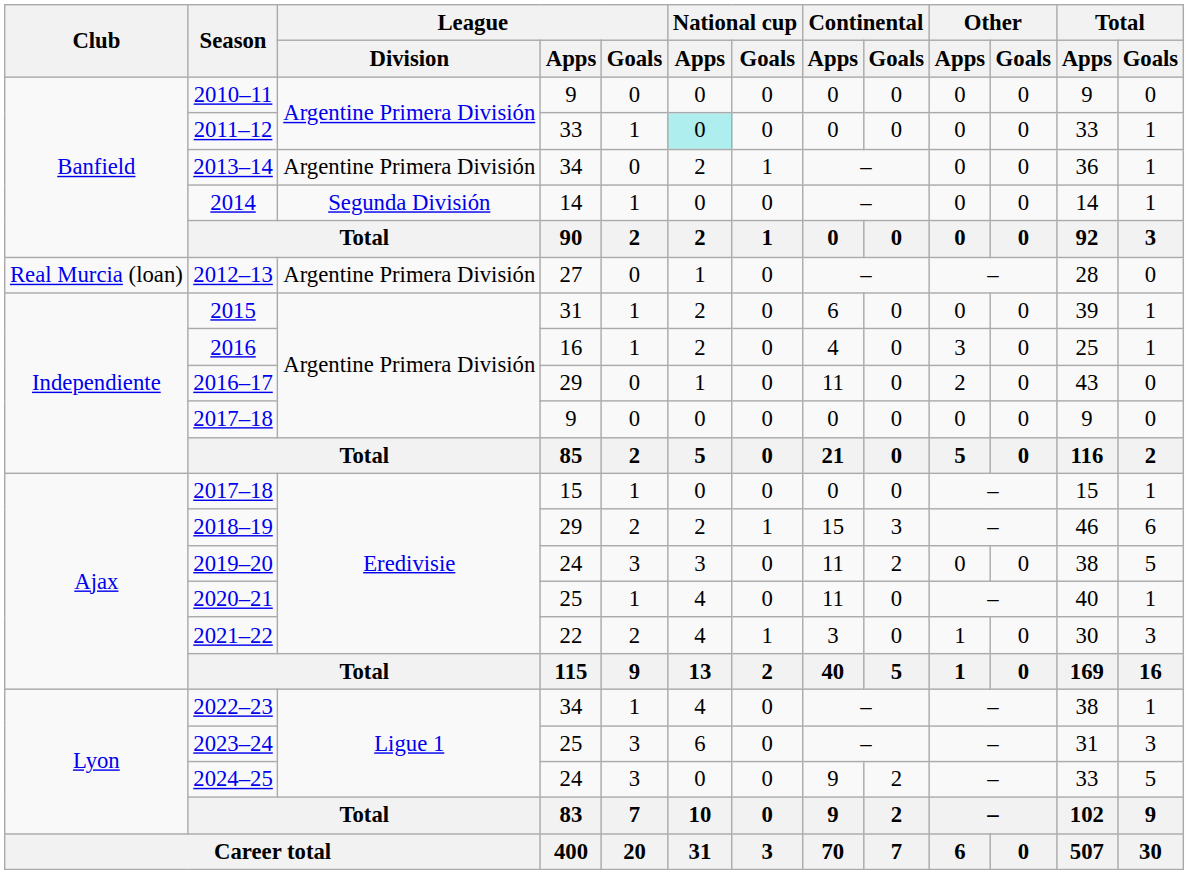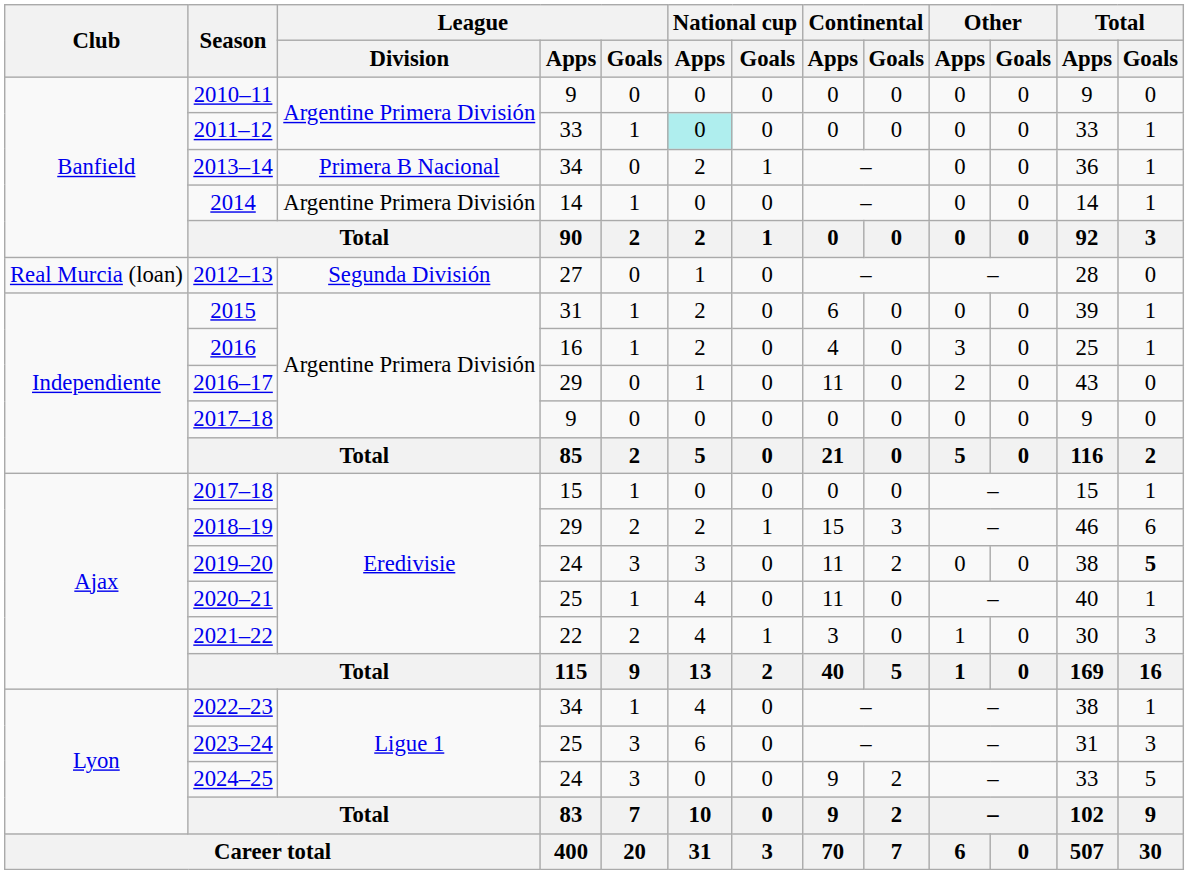(409, 166) Argentine Primera División -> (409, 166) Primera B Nacional
(409, 202) Segunda División -> (409, 202) Argentine Primera División
(409, 274) Argentine Primera División -> (409, 274) Segunda División
(1150, 563) normal -> (1150, 563) bold
